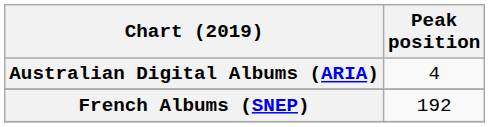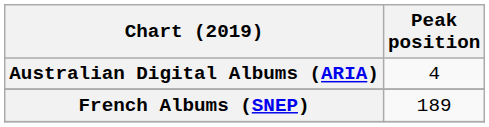(434, 105) 192 -> (434, 105) 189
